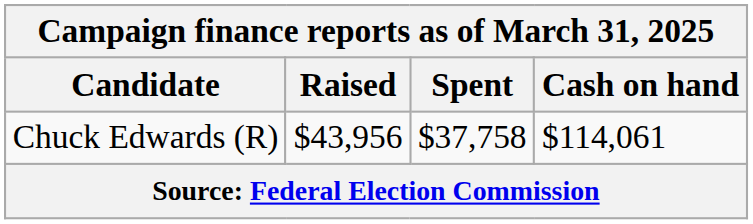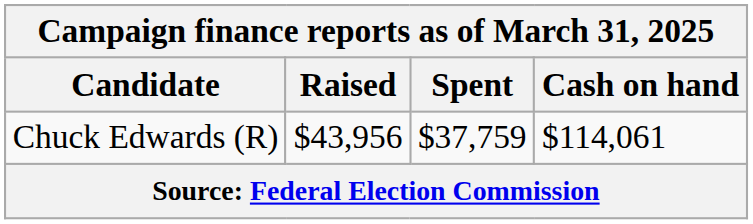(472, 137) $37,758 -> (472, 137) $37,759
